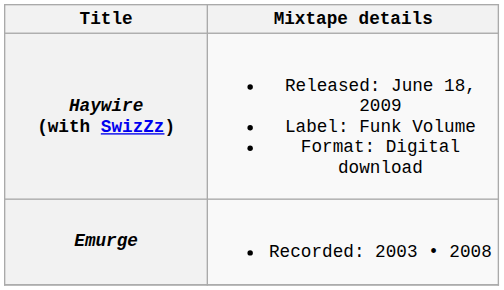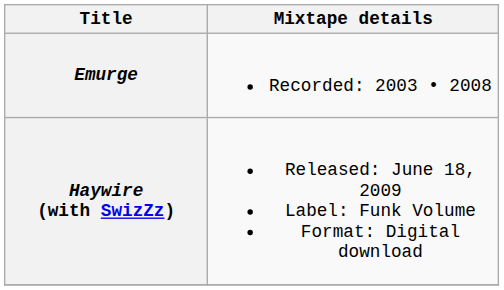rows swapped: (106, 242) <-> (106, 117)
